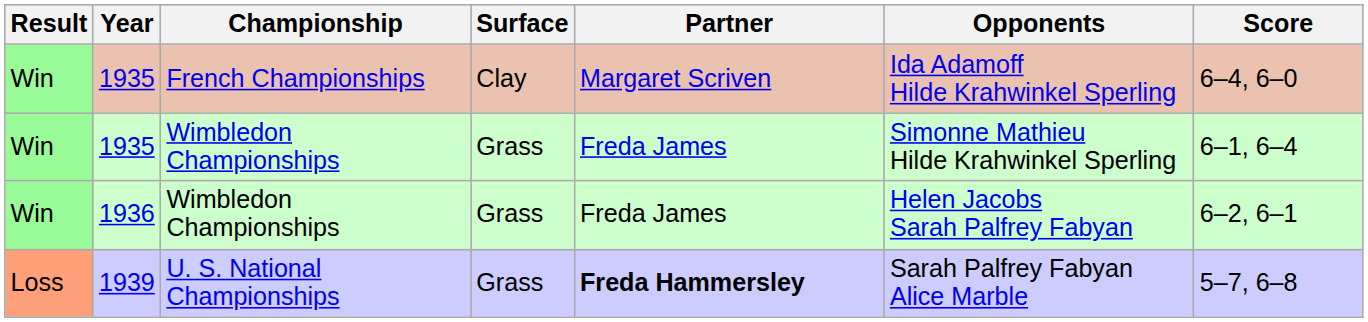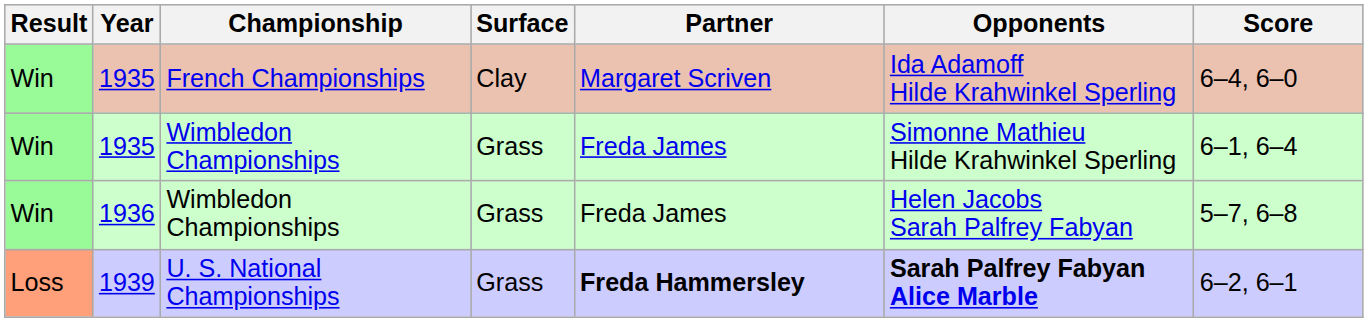(1249, 214) 6–2, 6–1 -> (1249, 214) 5–7, 6–8
(1011, 282) normal -> (1018, 282) bold
(1249, 282) 5–7, 6–8 -> (1249, 282) 6–2, 6–1
